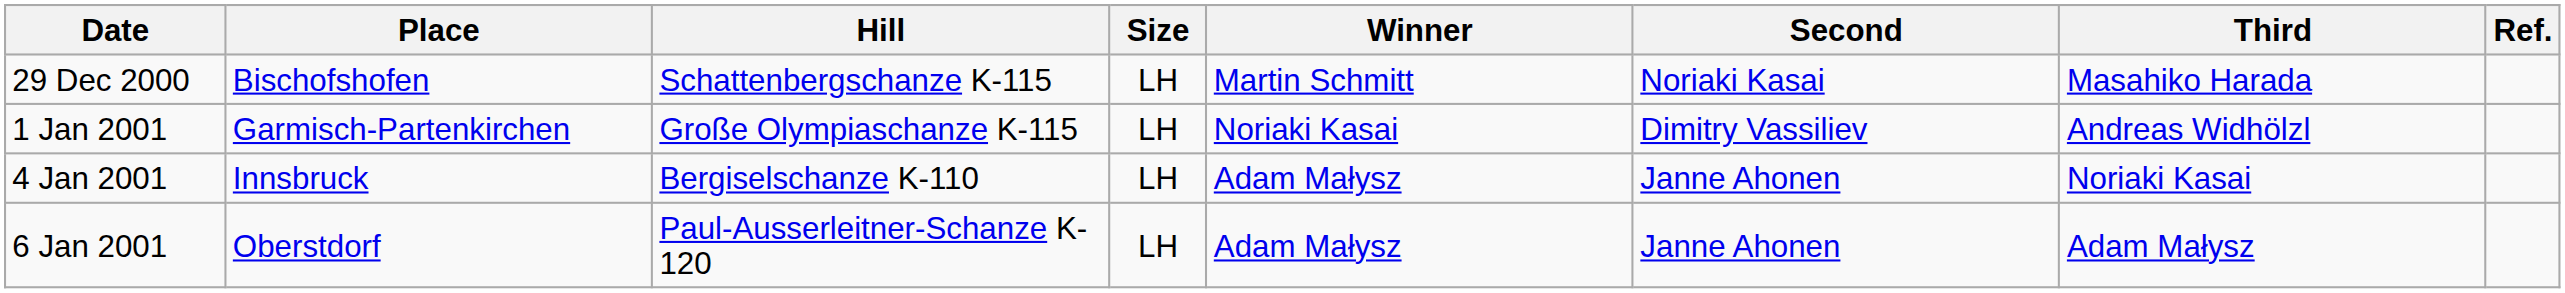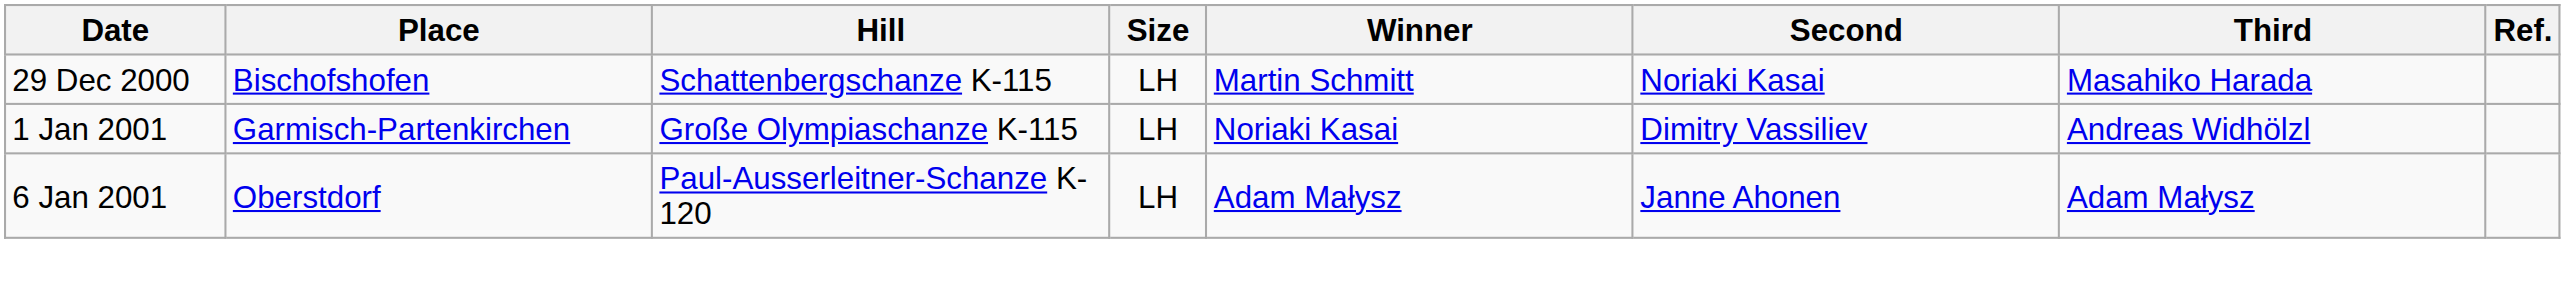- row: (90, 179)
